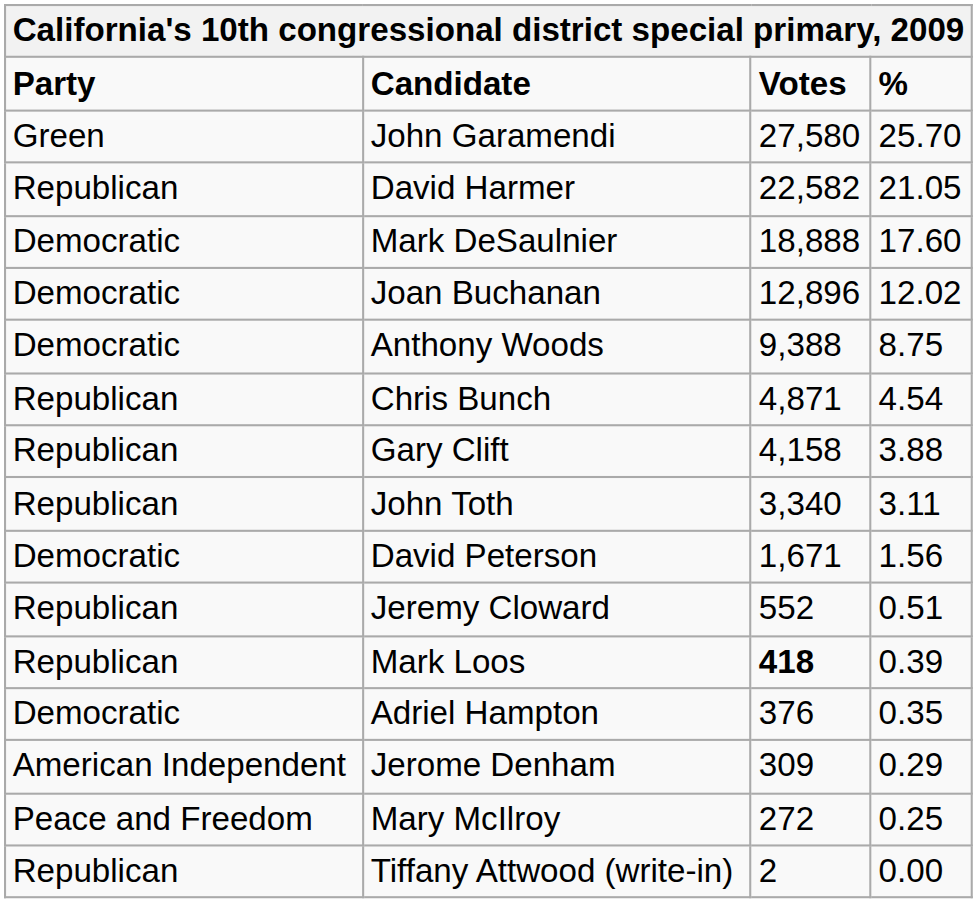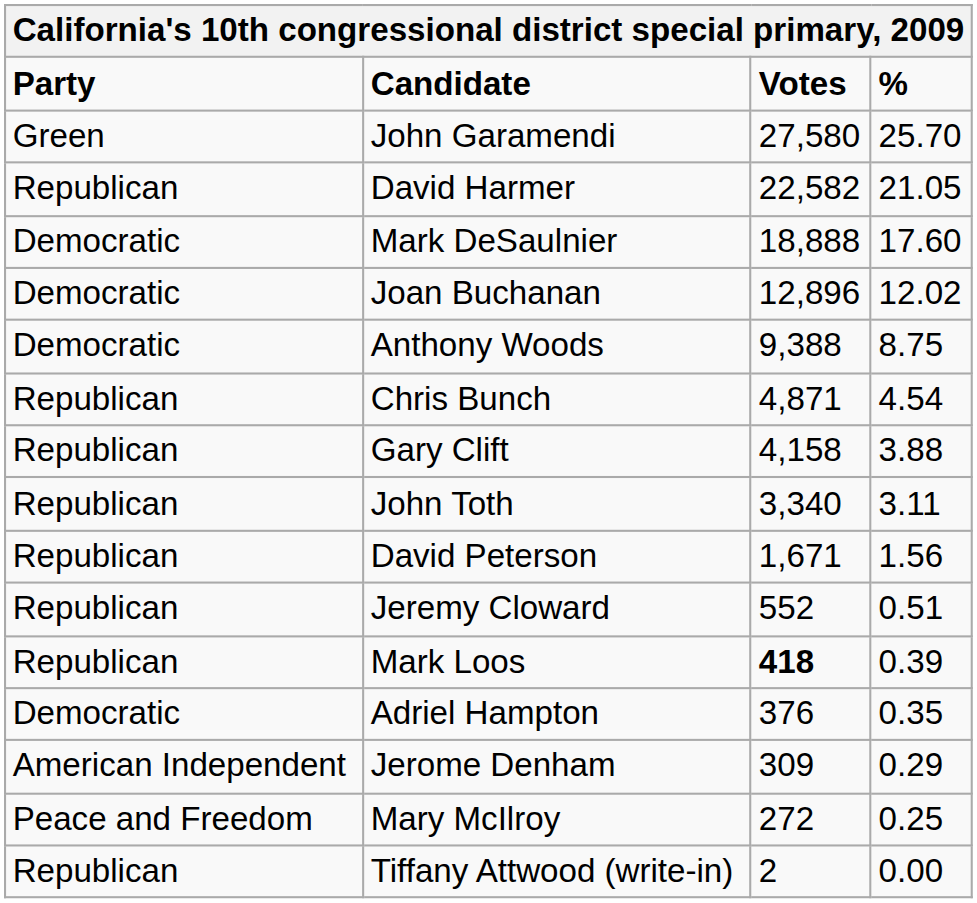(96, 556) Democratic -> (96, 556) Republican
